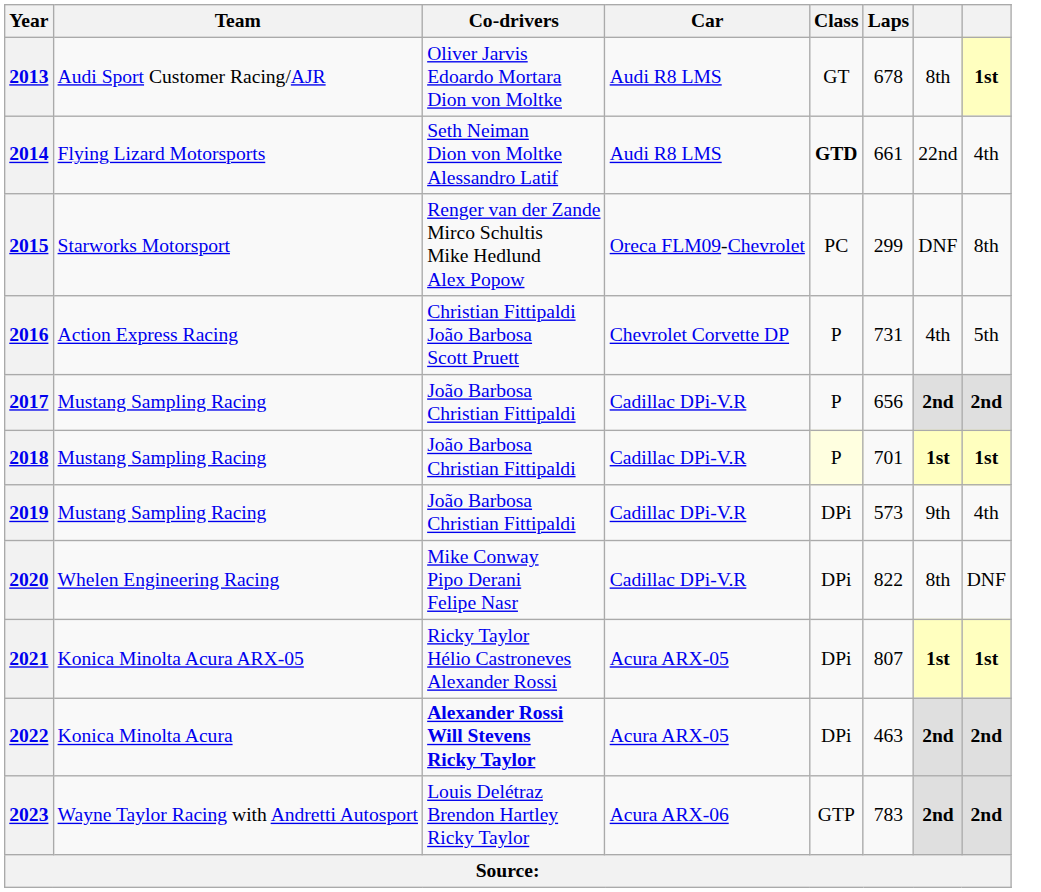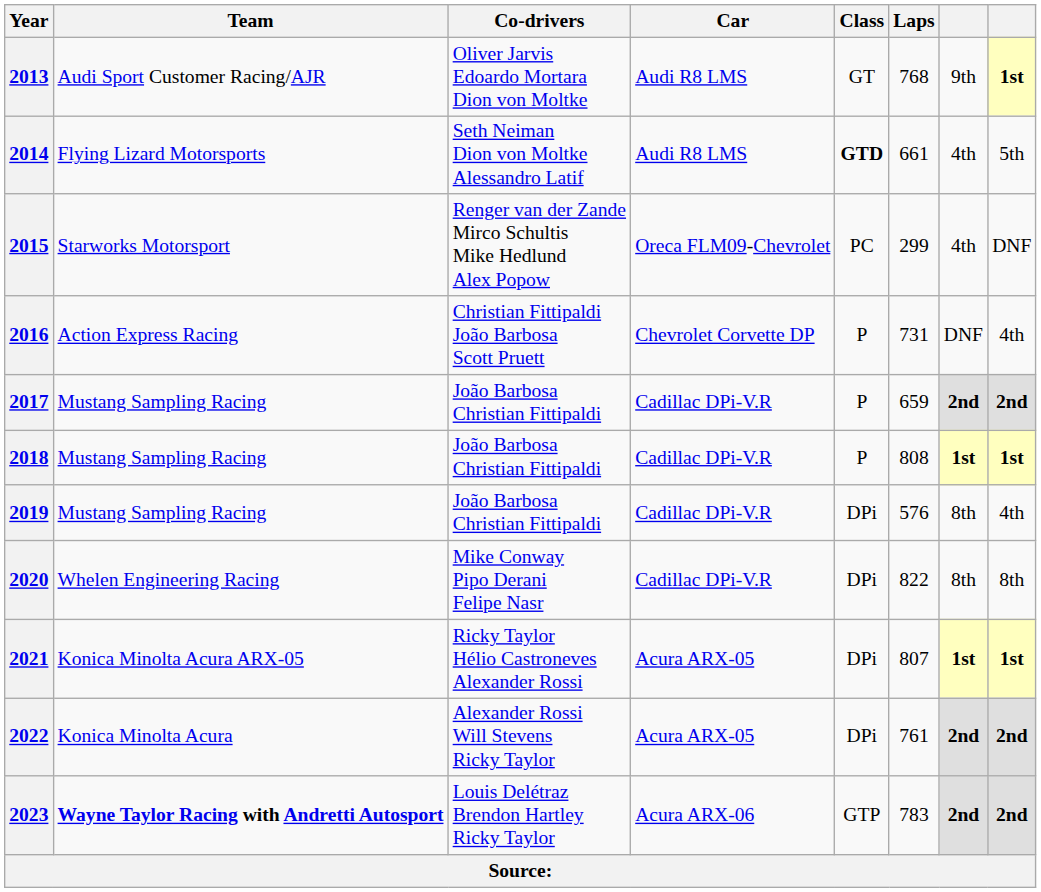(888, 76) 678 -> (914, 76) 768
(938, 76) 8th -> (963, 76) 9th
(938, 155) 22nd -> (963, 155) 4th
(986, 155) 4th -> (1012, 155) 5th
(938, 245) DNF -> (963, 245) 4th
(986, 245) 8th -> (1012, 245) DNF
(938, 335) 4th -> (963, 335) DNF
(986, 335) 5th -> (1012, 335) 4th
(888, 402) 656 -> (914, 402) 659
(836, 457) lightyellow background -> (862, 457) no background
(888, 457) 701 -> (914, 457) 808
(888, 513) 573 -> (914, 513) 576
(938, 513) 9th -> (963, 513) 8th
(986, 580) DNF -> (1012, 580) 8th
(495, 737) bold -> (518, 737) normal
(888, 737) 463 -> (914, 737) 761
(238, 815) normal -> (251, 815) bold
